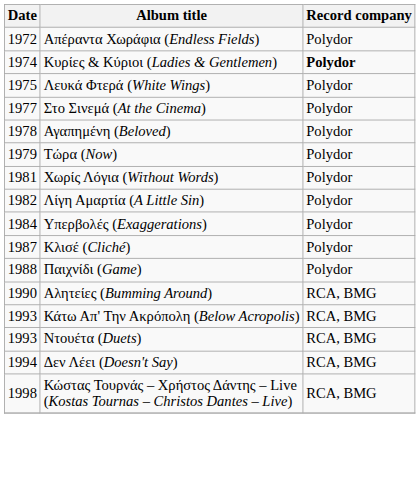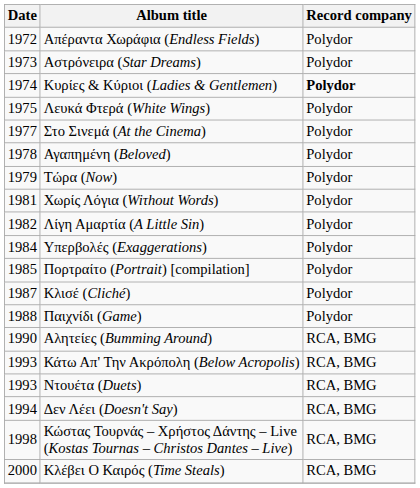+ row: (122, 62)
+ row: (147, 270)
+ row: (134, 471)
